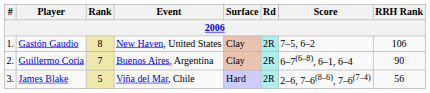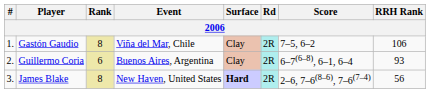(169, 43) New Haven, United States -> (155, 43) Viña del Mar, Chile
(100, 60) 7 -> (100, 60) 6
(399, 60) 90 -> (399, 60) 93
(100, 79) 5 -> (100, 79) 8
(155, 79) Viña del Mar, Chile -> (169, 79) New Haven, United States
(236, 79) normal -> (237, 79) bold
